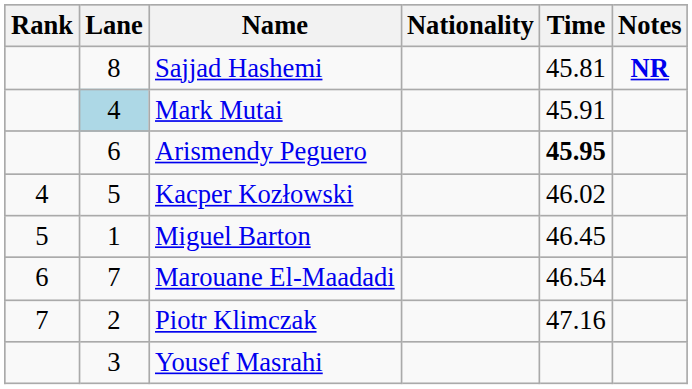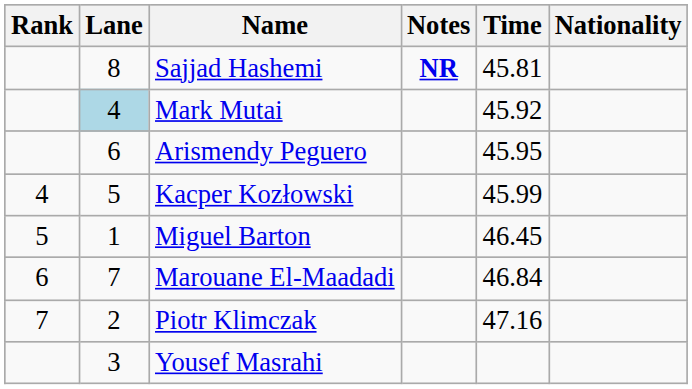columns swapped: (470, 25) <-> (650, 25)
(576, 109) 45.91 -> (513, 109) 45.92
(576, 151) bold -> (513, 151) normal
(576, 194) 46.02 -> (513, 194) 45.99
(576, 278) 46.54 -> (513, 278) 46.84
